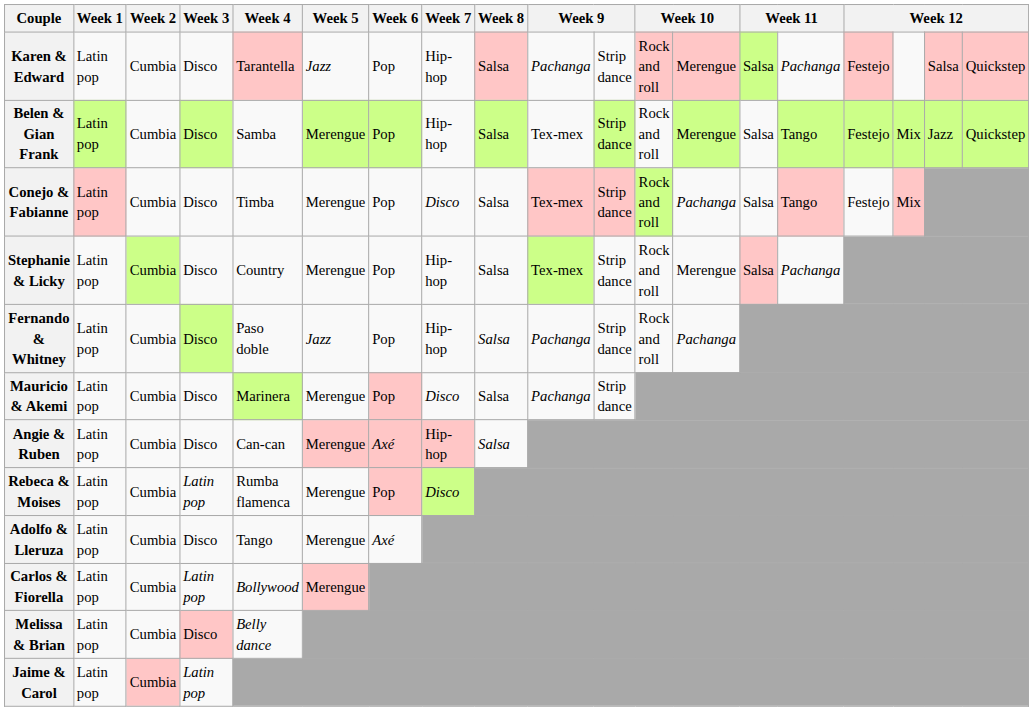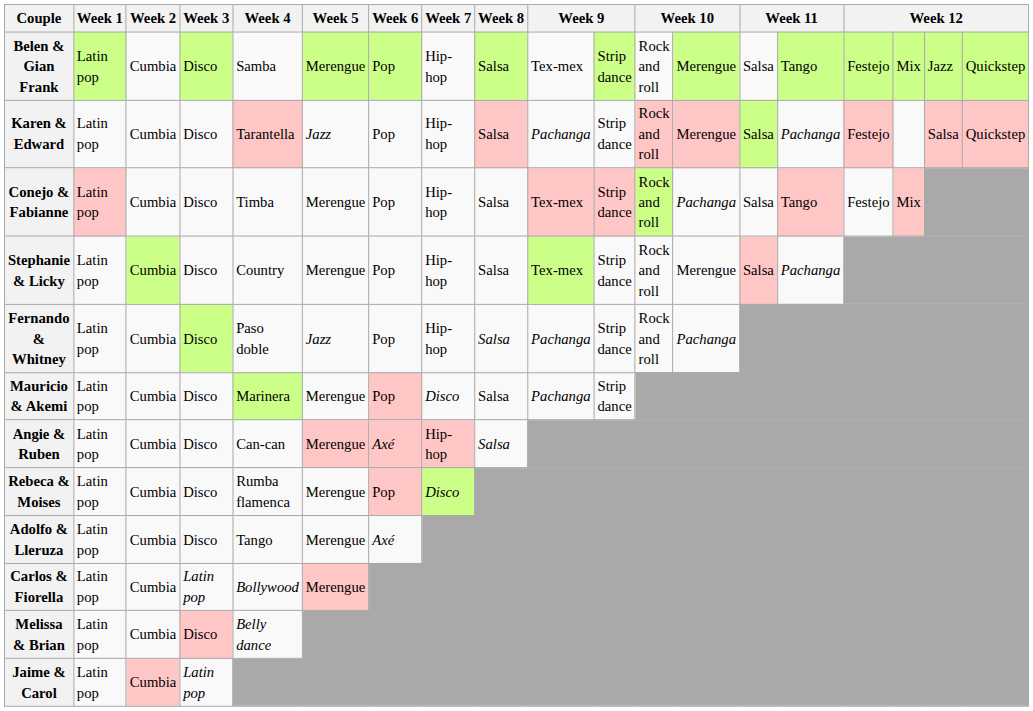rows swapped: (39, 134) <-> (39, 66)
(442, 202) Disco -> (439, 202) Hip-hop
(199, 492) Latin pop -> (200, 492) Disco
